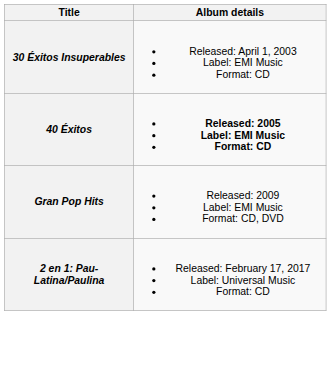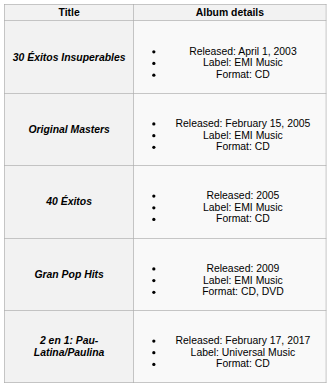+ row: (69, 129)
(230, 135) bold -> (230, 208) normal
